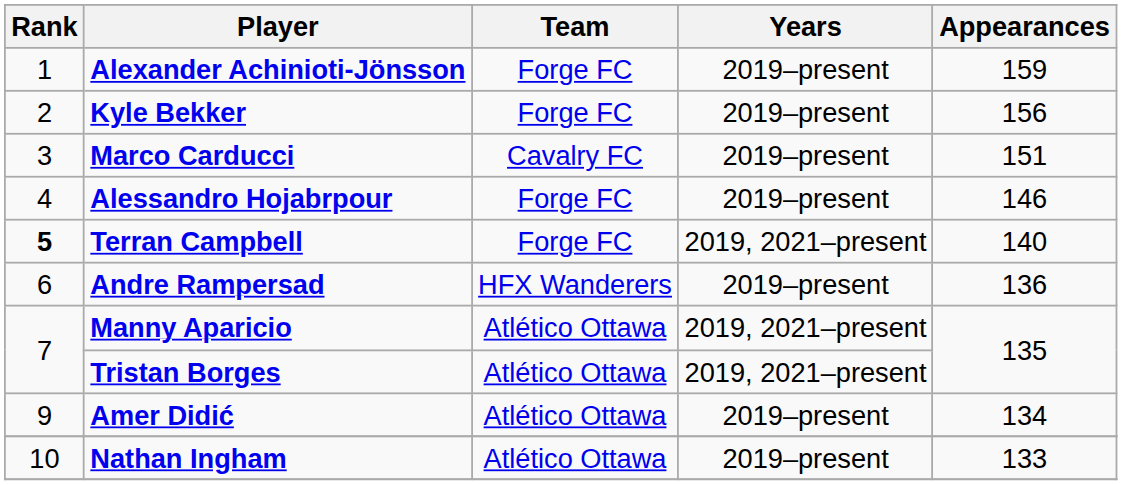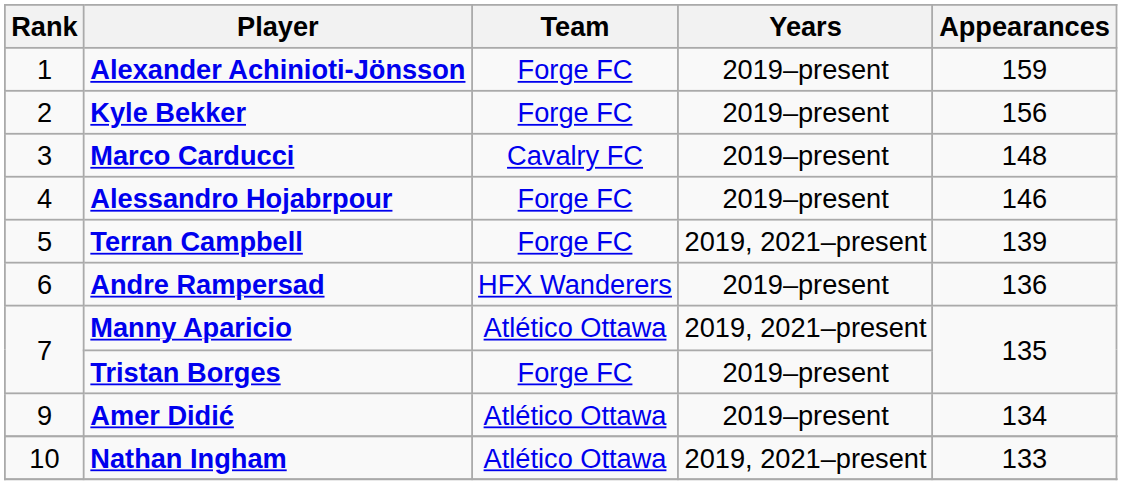(1024, 156) 151 -> (1024, 156) 148
(44, 242) bold -> (44, 242) normal
(1024, 242) 140 -> (1024, 242) 139
(575, 371) Atlético Ottawa -> (575, 371) Forge FC
(806, 371) 2019, 2021–present -> (806, 371) 2019–present
(806, 457) 2019–present -> (806, 457) 2019, 2021–present
